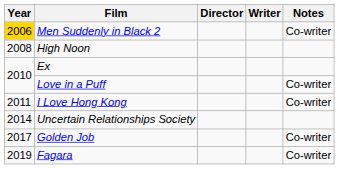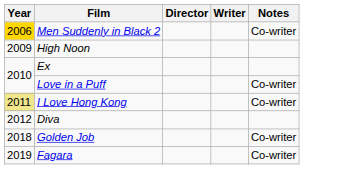(19, 48) 2008 -> (19, 48) 2009
(19, 102) no background -> (19, 102) khaki background
+ row: (48, 119)
- row: (116, 119)
(19, 137) 2017 -> (19, 137) 2018
